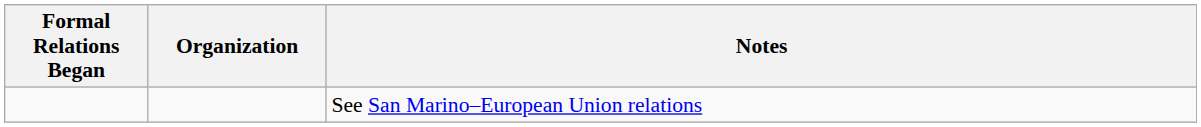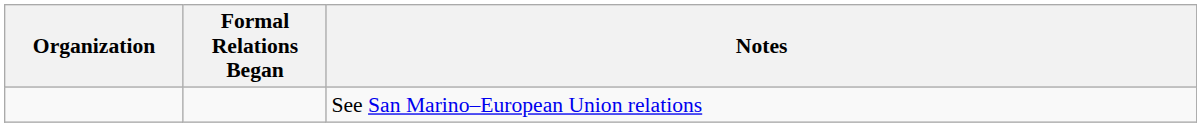columns swapped: (237, 45) <-> (76, 45)
